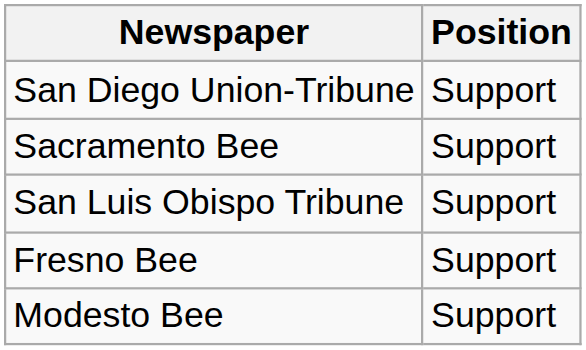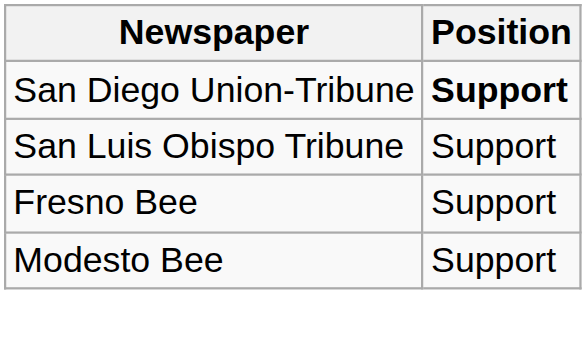(494, 89) normal -> (499, 89) bold
- row: (146, 145)
